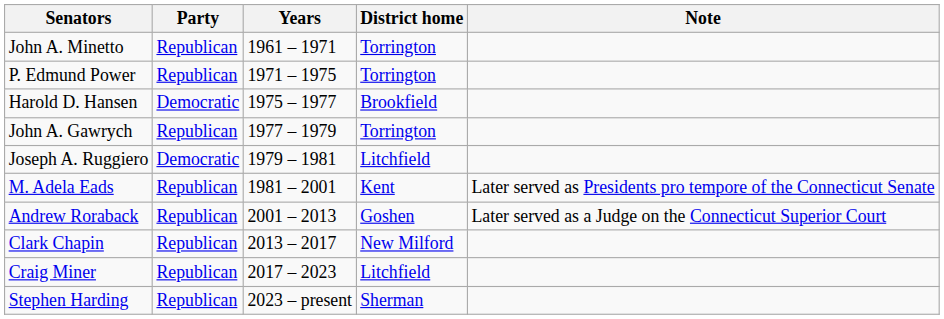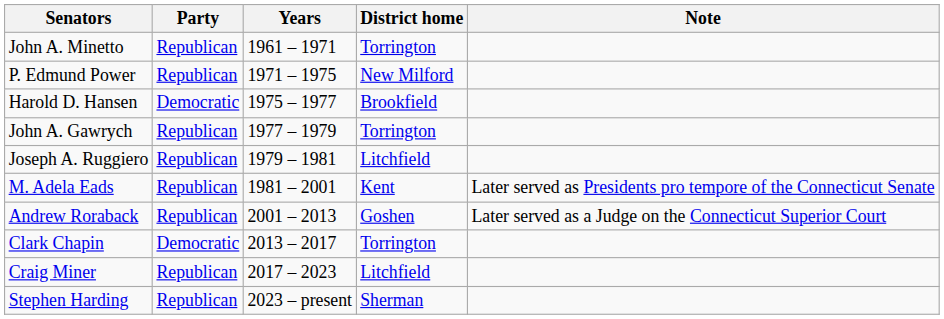(398, 74) Torrington -> (407, 74) New Milford
(198, 159) Democratic -> (197, 159) Republican
(197, 243) Republican -> (198, 243) Democratic
(407, 243) New Milford -> (398, 243) Torrington
